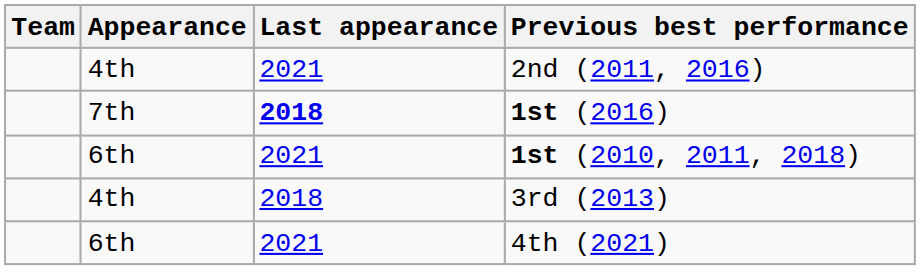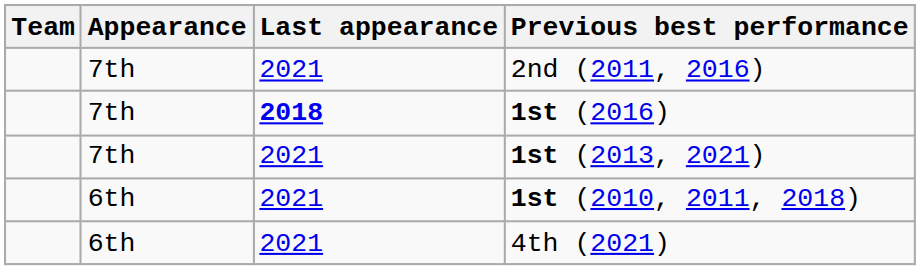(112, 70) 4th -> (112, 70) 7th
+ row: (638, 156)
- row: (590, 200)
